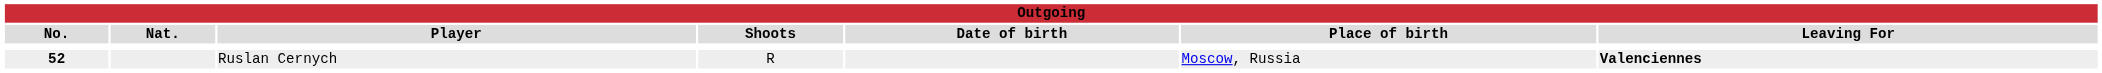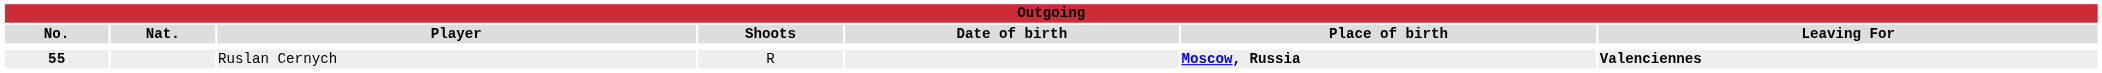(57, 59) 52 -> (57, 59) 55
(1241, 59) normal -> (1241, 59) bold
